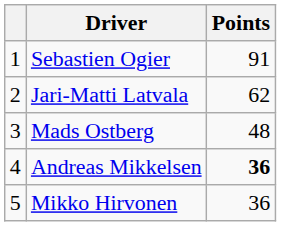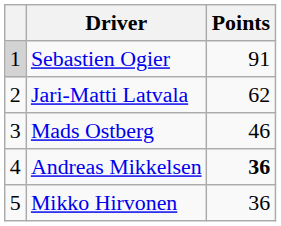(15, 58) no background -> (15, 58) lightgrey background
(259, 131) 48 -> (259, 131) 46
